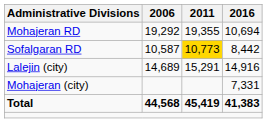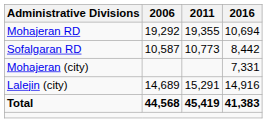(202, 49) gold background -> (202, 49) no background
rows swapped: (37, 67) <-> (48, 85)
